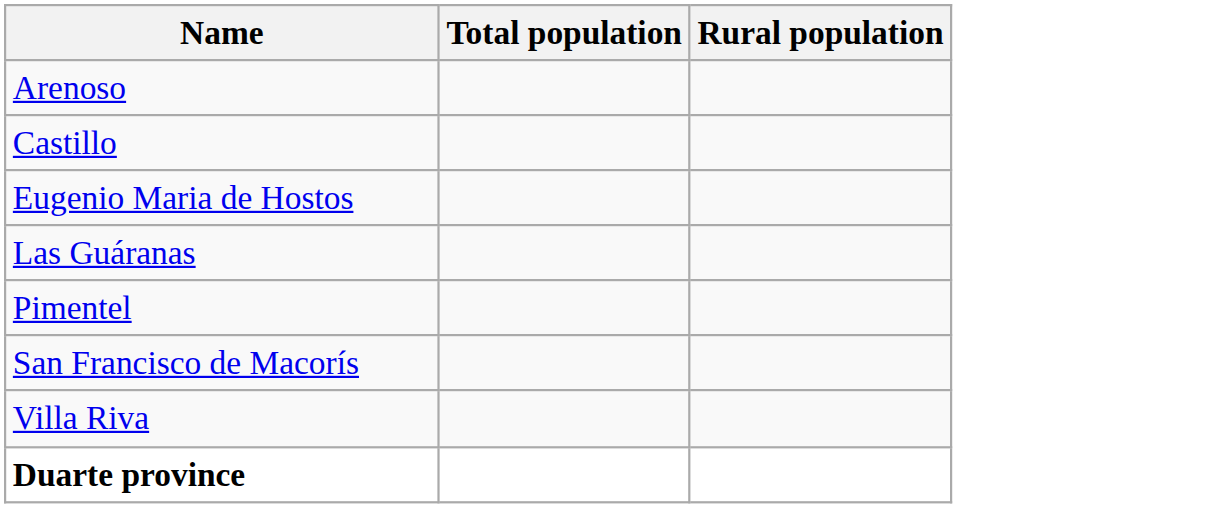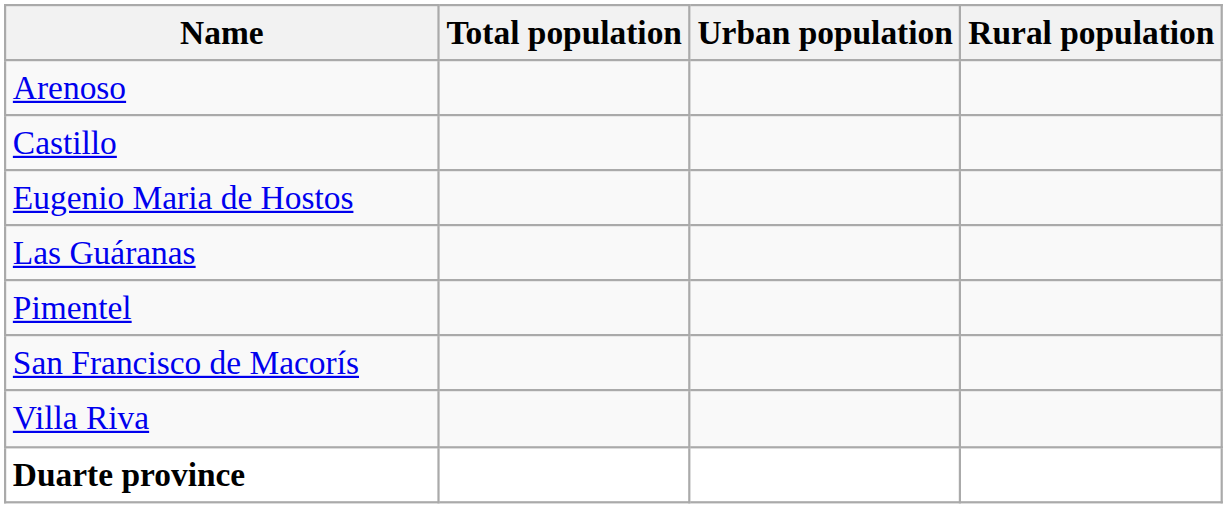+ column: (825, 32)
